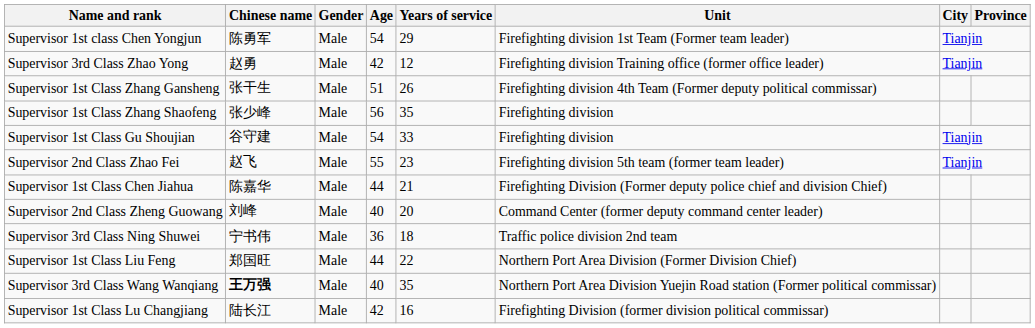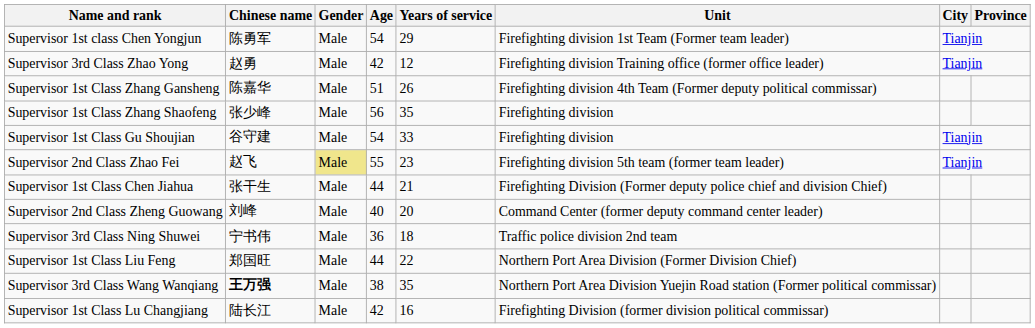(250, 87) 张干生 -> (250, 87) 陈嘉华
(333, 162) no background -> (333, 162) khaki background
(250, 186) 陈嘉华 -> (250, 186) 张干生
(377, 285) 40 -> (377, 285) 38
